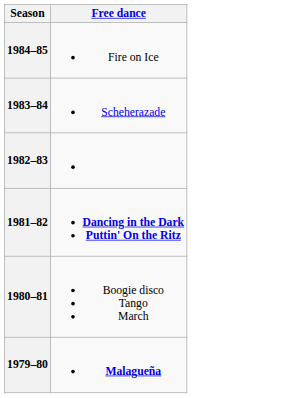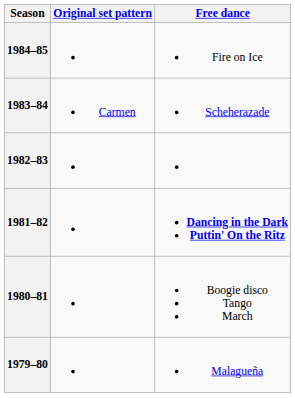+ column: (103, 13)
(119, 372) bold -> (223, 372) normal
